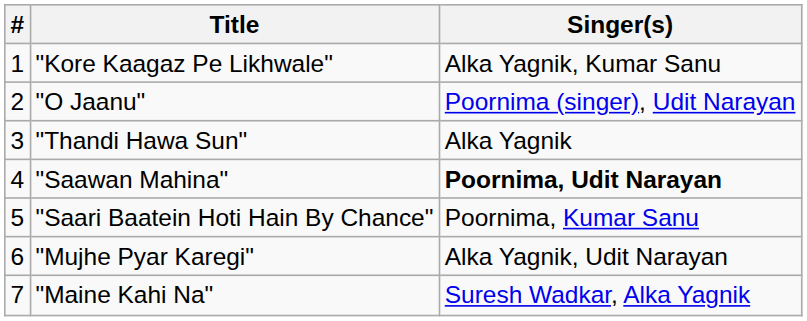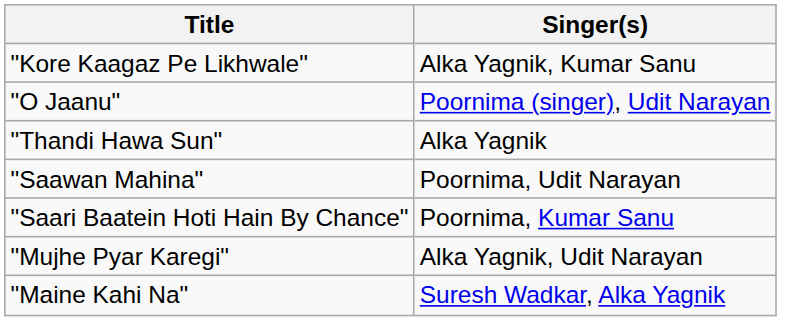- column: (17, 24)
(583, 179) bold -> (550, 179) normal
